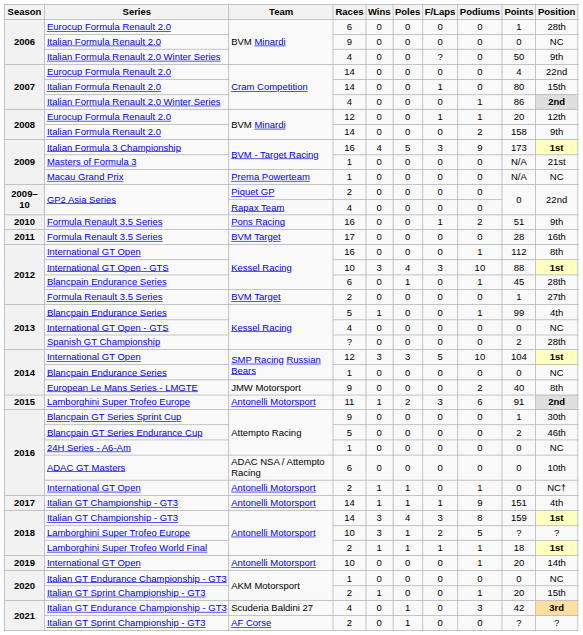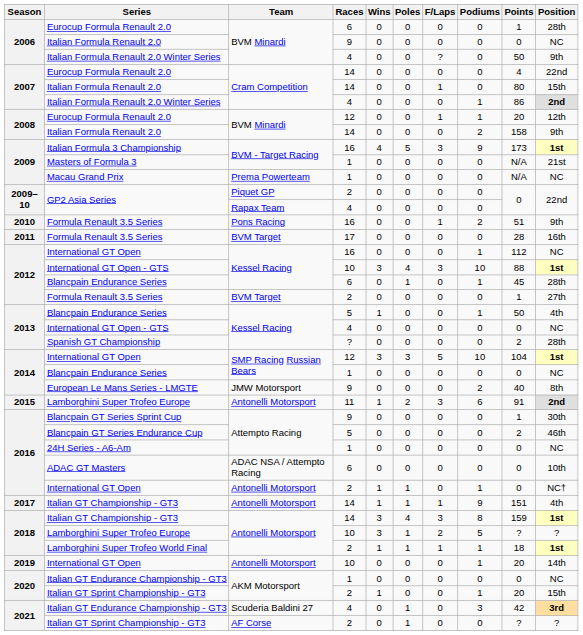(557, 252) 8th -> (557, 252) NC
(519, 313) 99 -> (519, 313) 50
